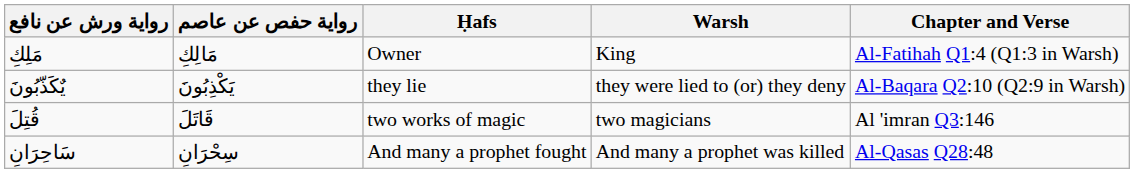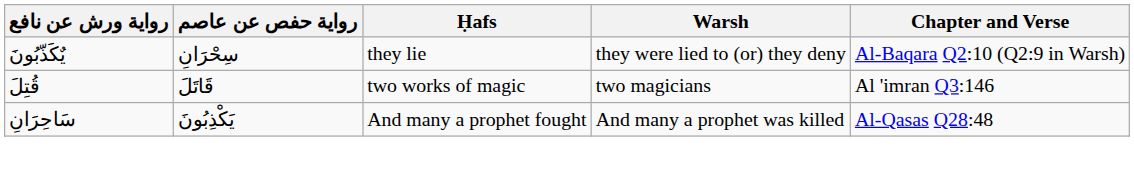- row: (26, 54)
(206, 86) يَكْذِبُونَ -> (208, 54) سِحْرَانِ
(208, 152) سِحْرَانِ -> (206, 119) يَكْذِبُونَ
